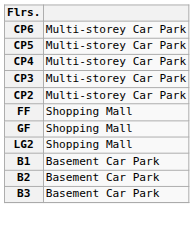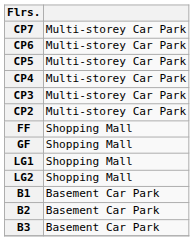+ row: (24, 29)
+ row: (24, 161)
